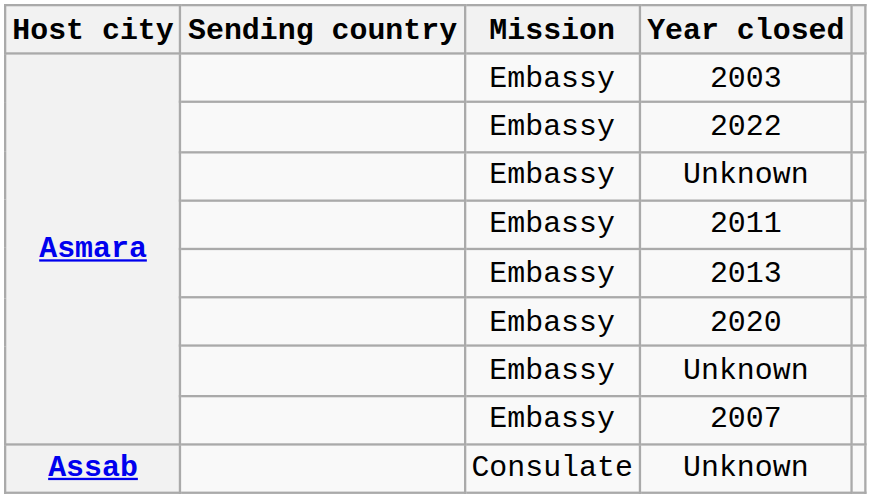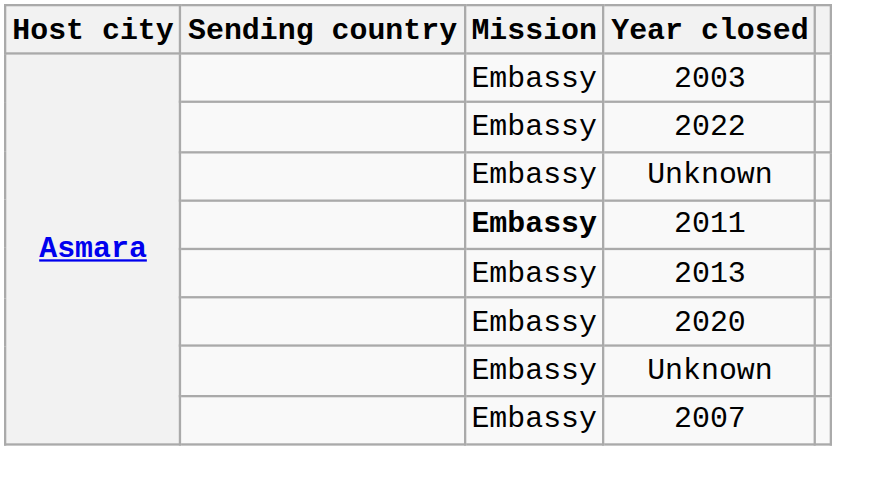(552, 224) normal -> (534, 224) bold
- row: (93, 468)
